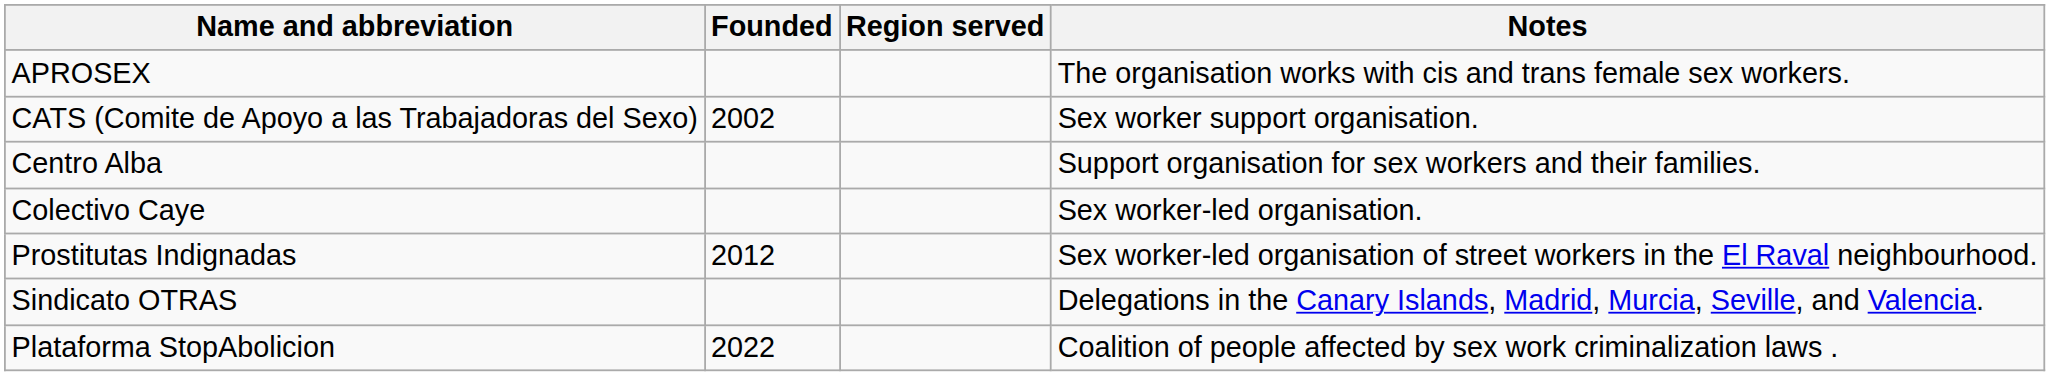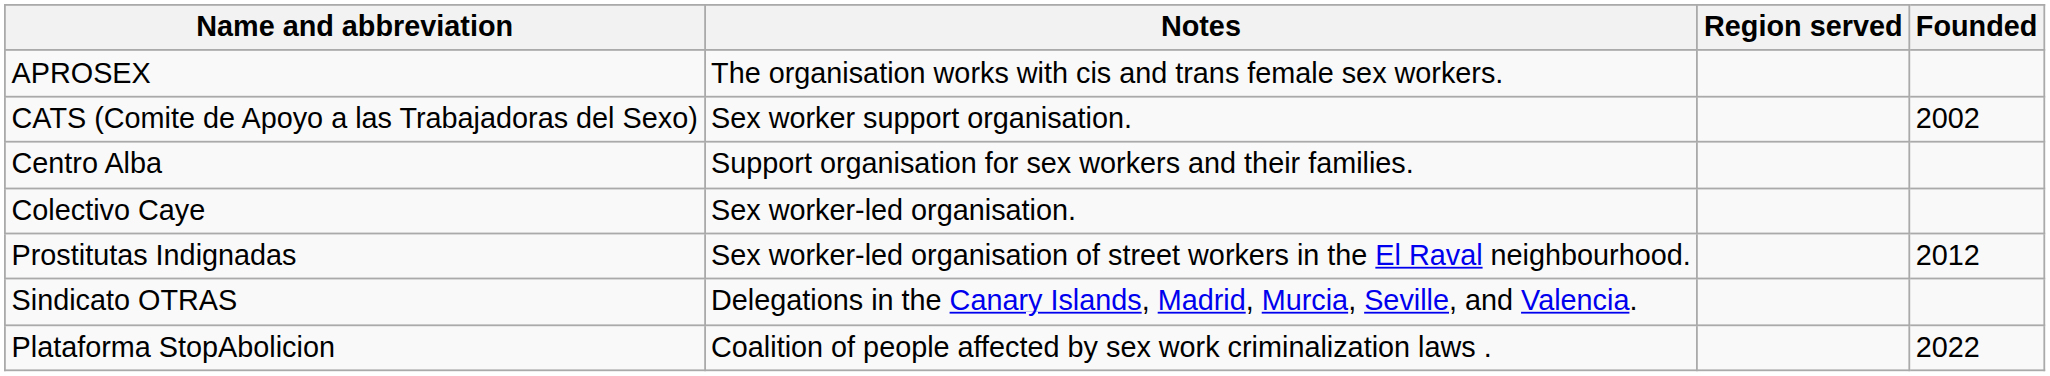columns swapped: (772, 27) <-> (1548, 27)
